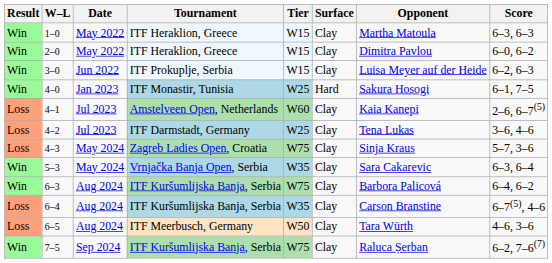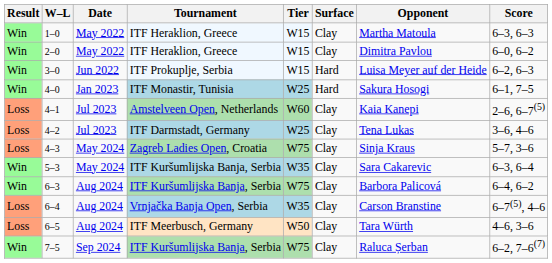(326, 70) Clay -> (327, 70) Hard
(199, 167) Vrnjačka Banja Open, Serbia -> (205, 167) ITF Kuršumlijska Banja, Serbia
(205, 206) ITF Kuršumlijska Banja, Serbia -> (199, 206) Vrnjačka Banja Open, Serbia
